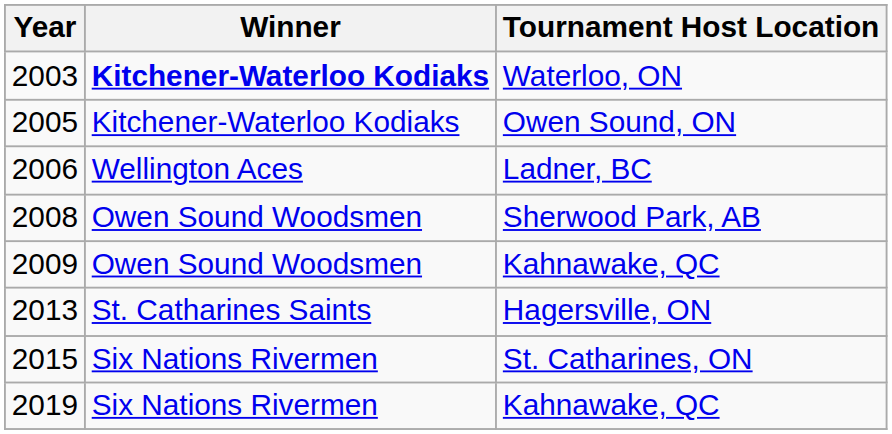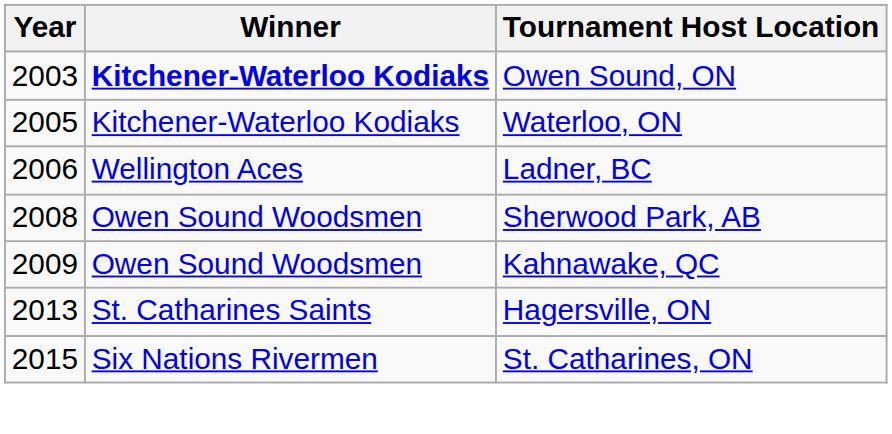(592, 75) Waterloo, ON -> (619, 75) Owen Sound, ON
(619, 122) Owen Sound, ON -> (592, 122) Waterloo, ON
- row: (45, 405)
